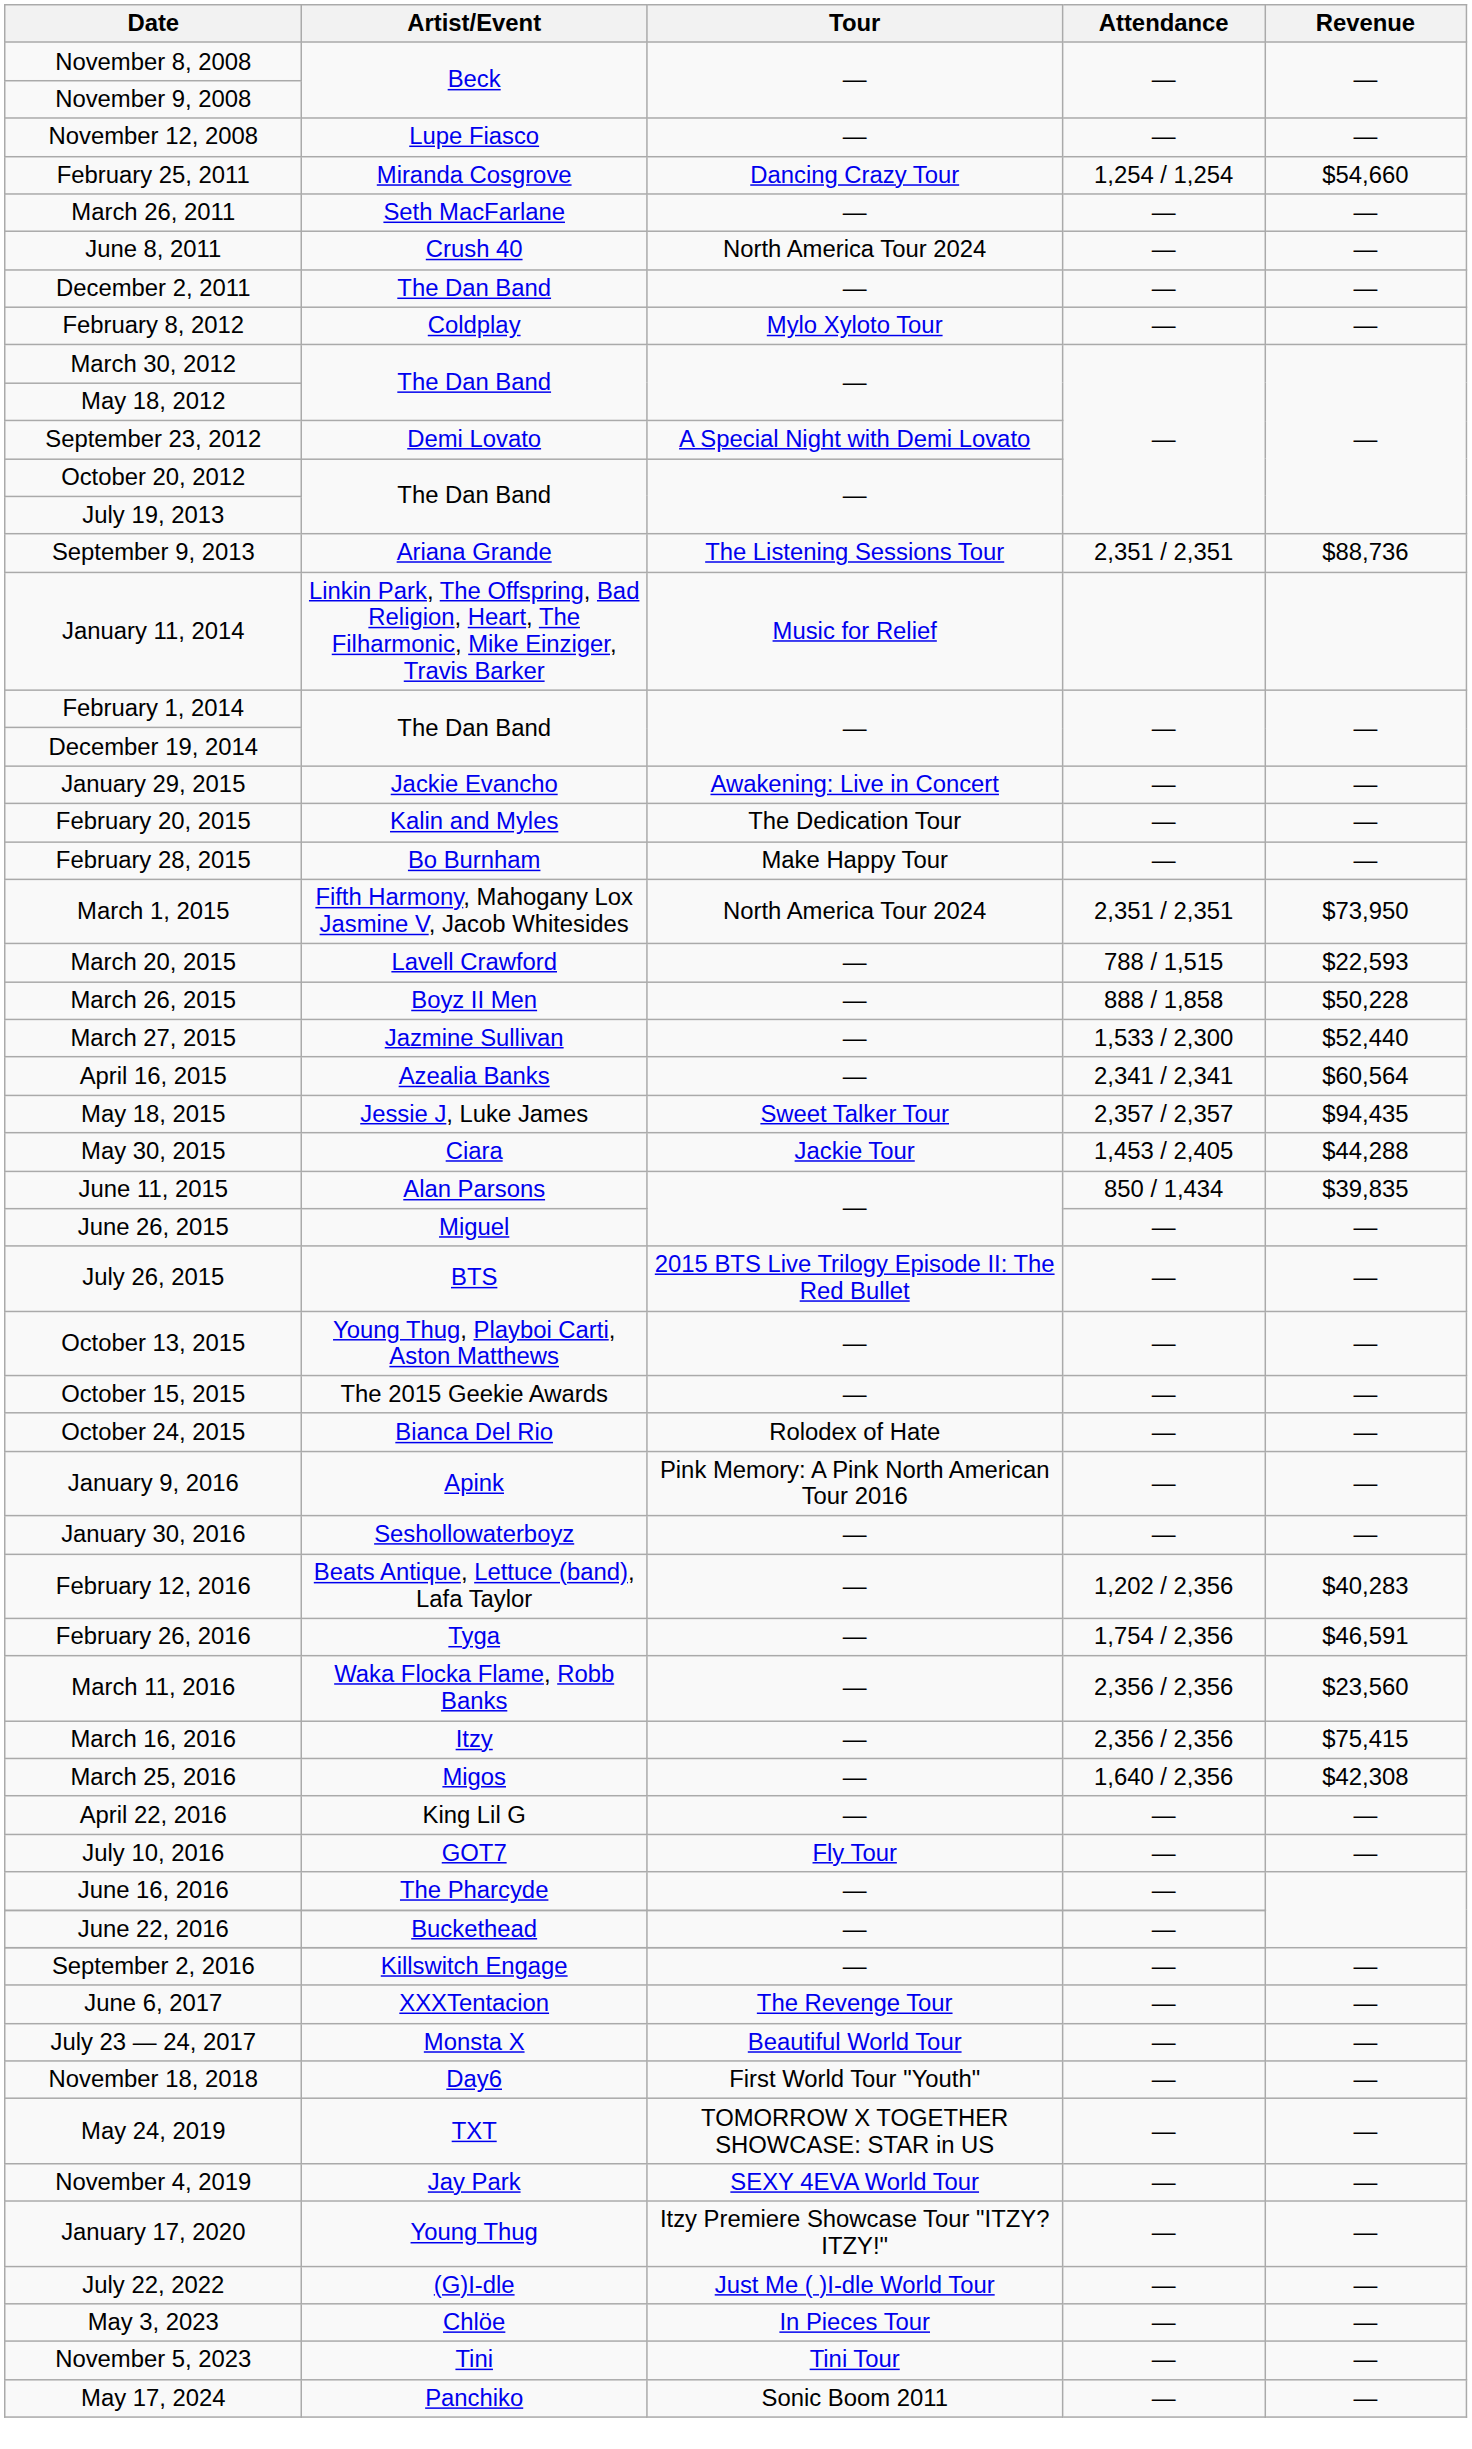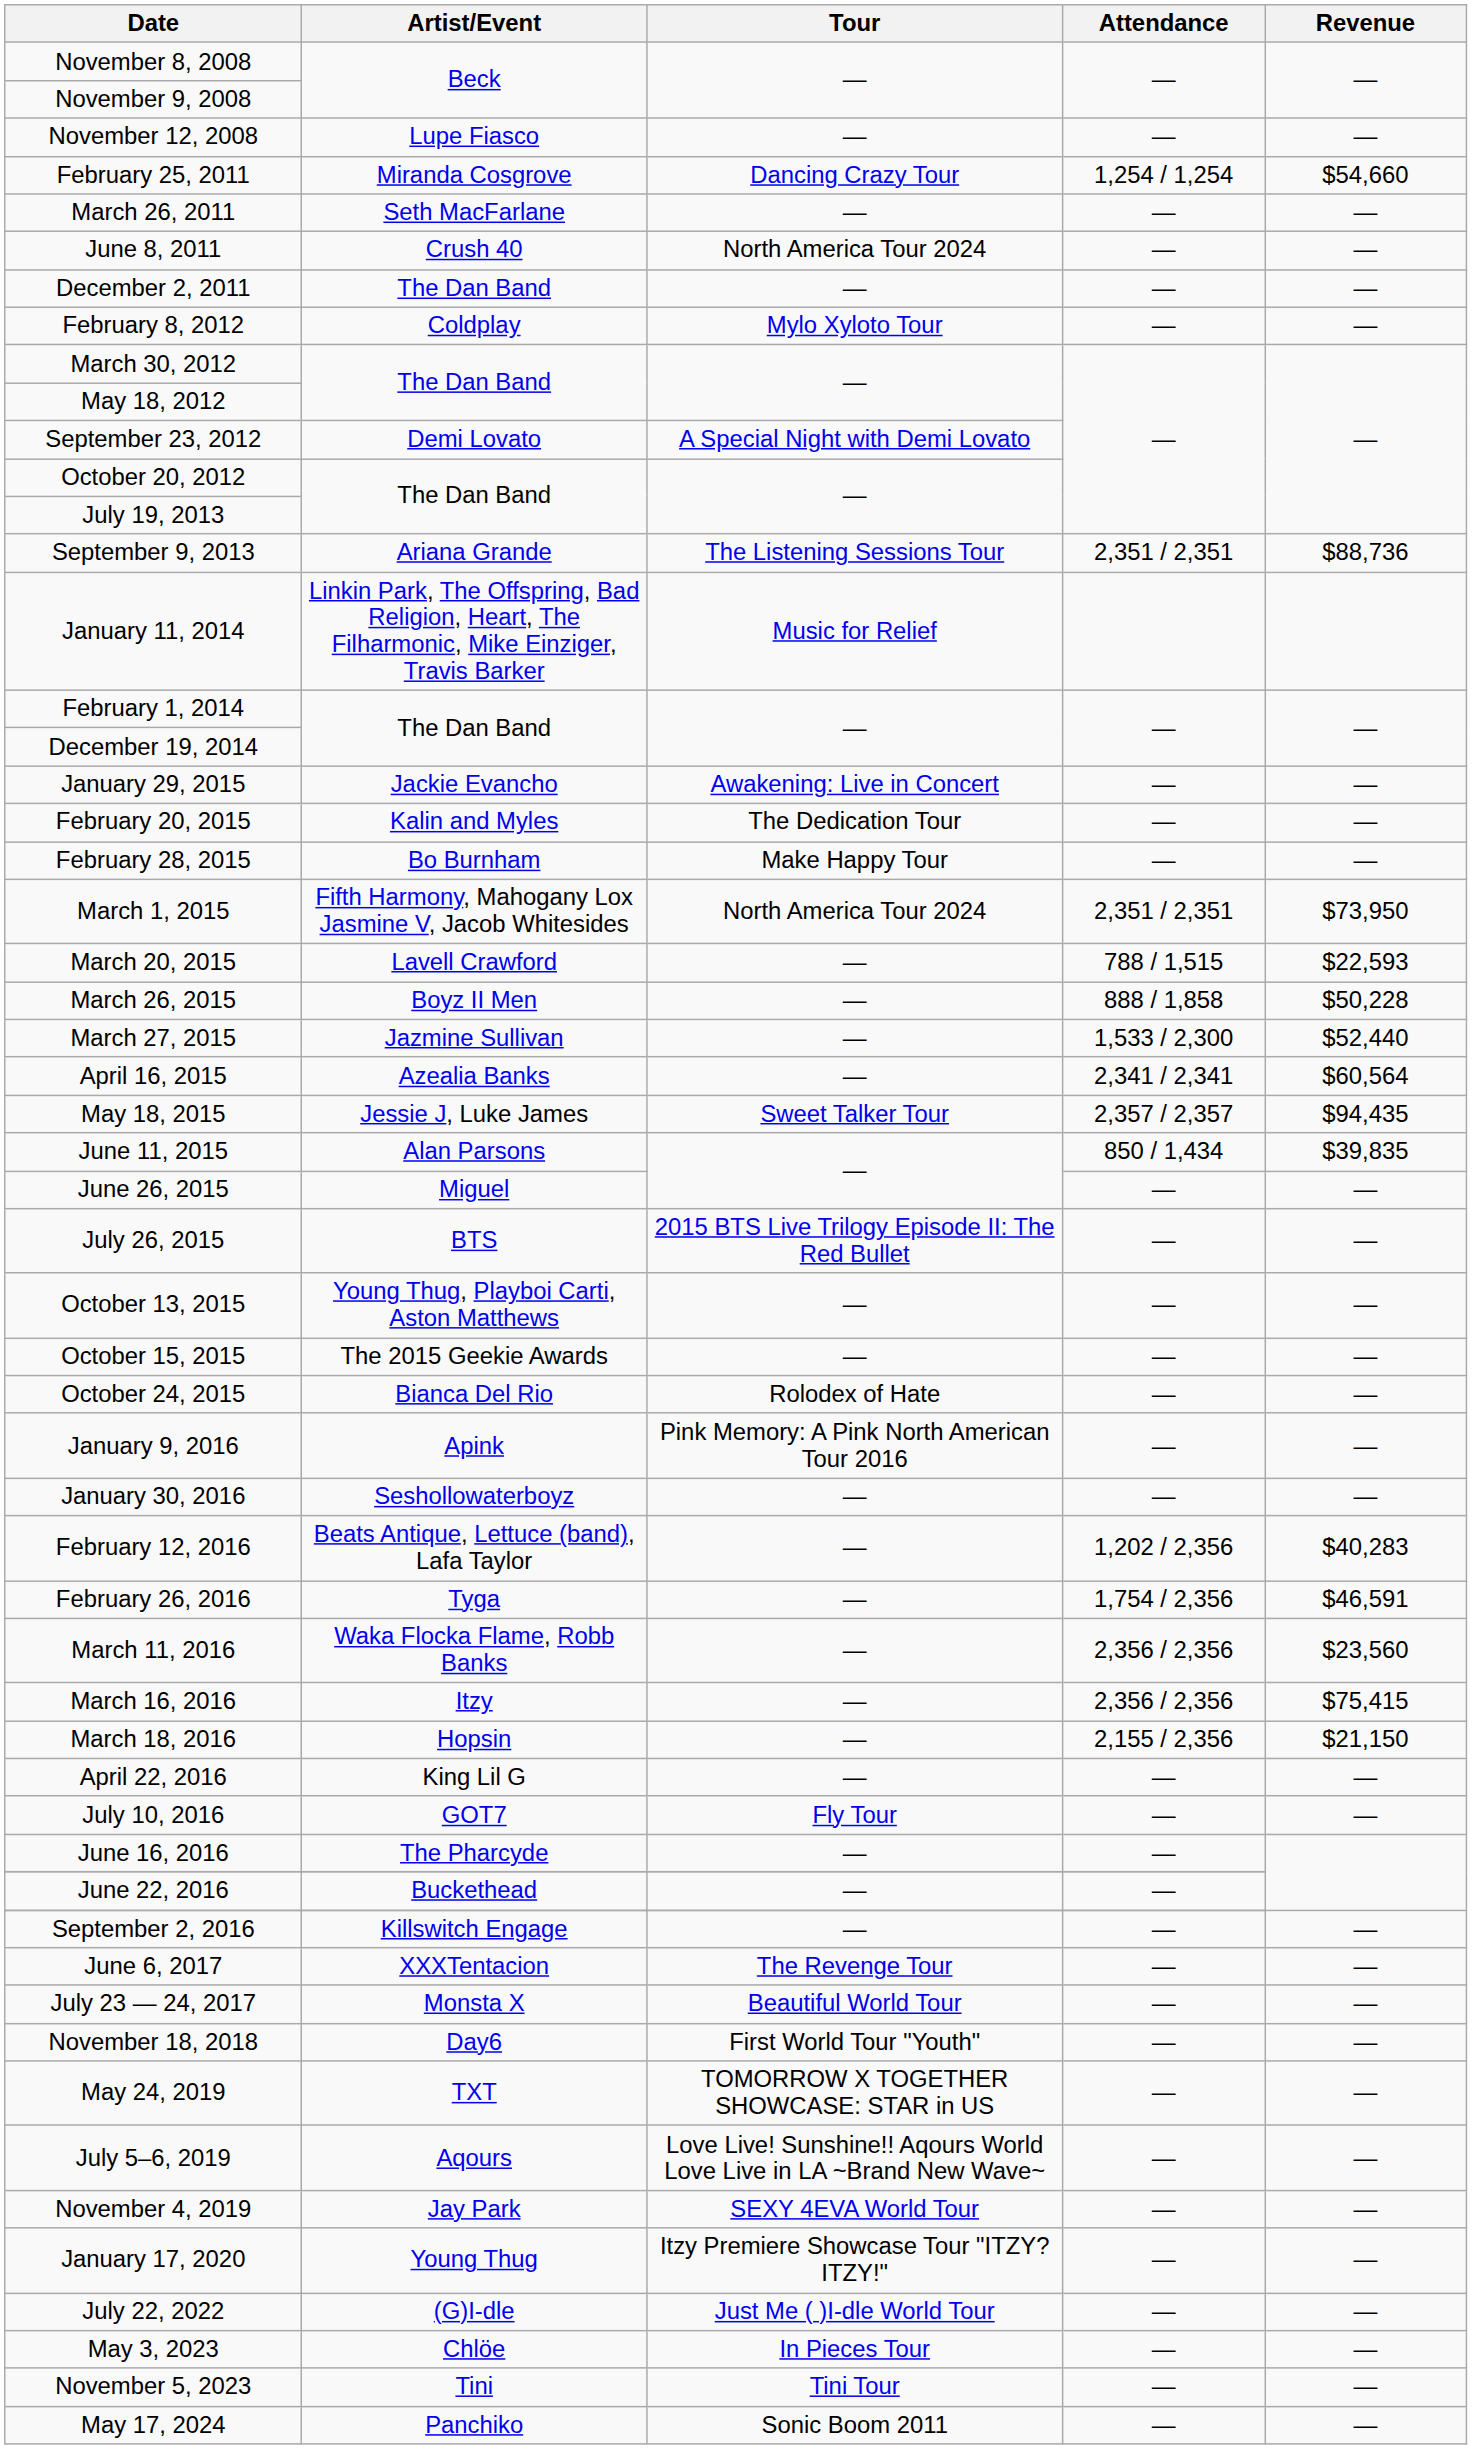- row: (153, 1151)
+ row: (153, 1739)
- row: (153, 1777)
+ row: (153, 2157)
